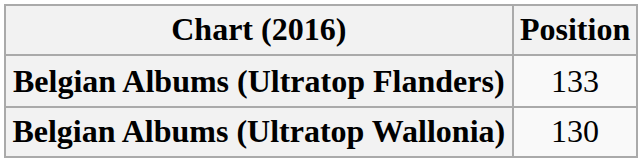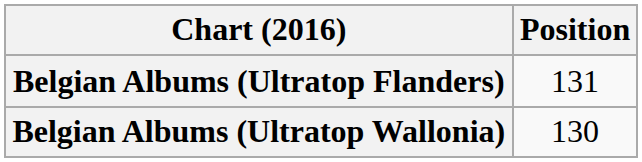(575, 80) 133 -> (575, 80) 131
